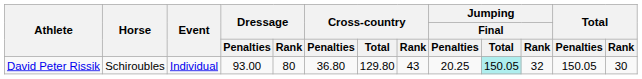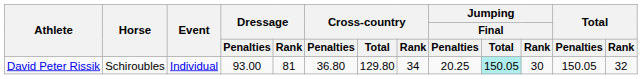(289, 66) 80 -> (289, 66) 81
(413, 66) 43 -> (413, 66) 34
(537, 66) 32 -> (537, 66) 30
(621, 66) 30 -> (621, 66) 32
